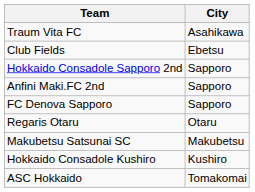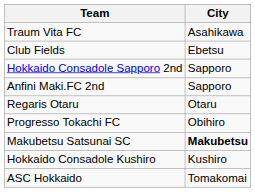- row: (60, 104)
+ row: (64, 123)
(216, 141) normal -> (218, 141) bold
